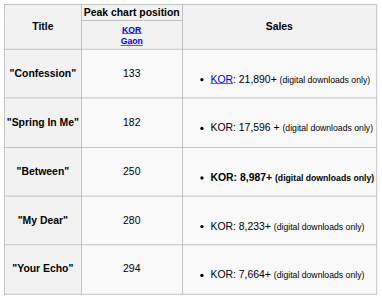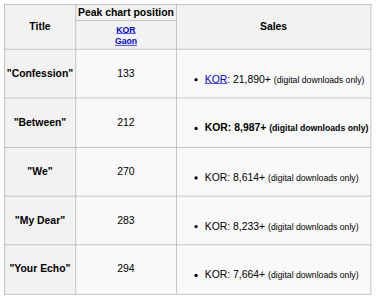- row: (43, 122)
(132, 171) 250 -> (126, 122) 212
+ row: (40, 171)
(132, 220) 280 -> (126, 220) 283
